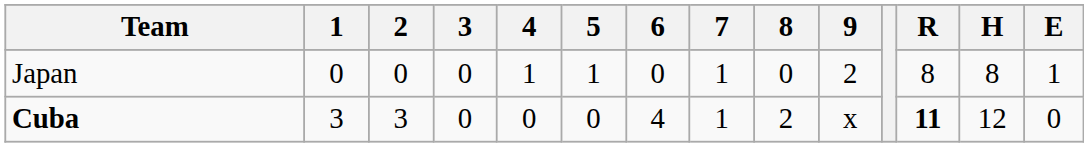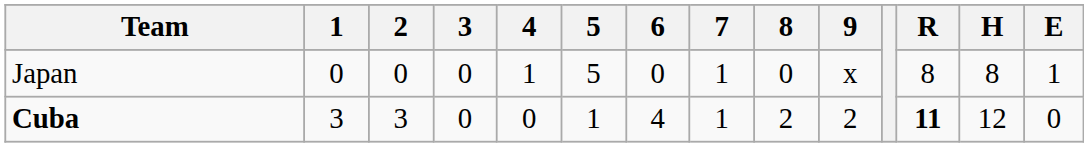(593, 73) 1 -> (593, 73) 5
(850, 73) 2 -> (850, 73) x
(593, 118) 0 -> (593, 118) 1
(850, 118) x -> (850, 118) 2
